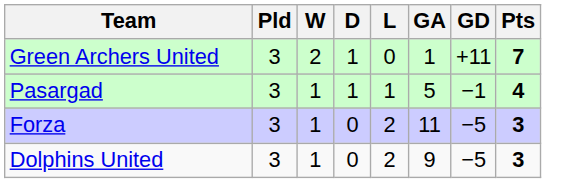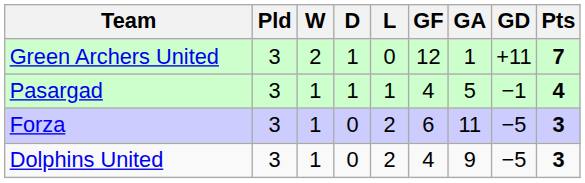+ column: (428, 21)
